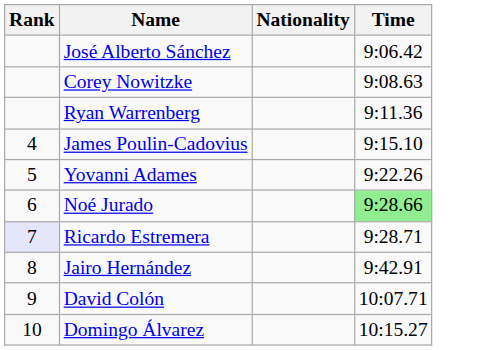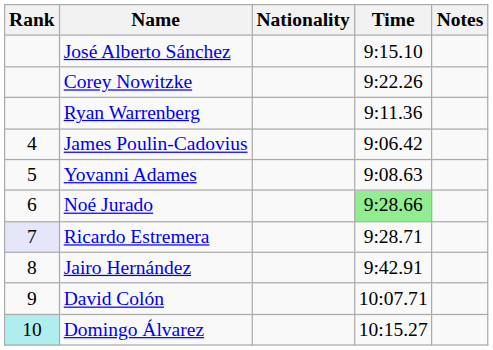+ column: (460, 19)
(393, 50) 9:06.42 -> (393, 50) 9:15.10
(393, 81) 9:08.63 -> (393, 81) 9:22.26
(393, 143) 9:15.10 -> (393, 143) 9:06.42
(393, 174) 9:22.26 -> (393, 174) 9:08.63
(32, 329) no background -> (32, 329) paleturquoise background
